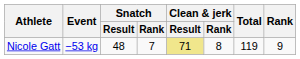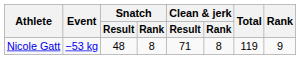(152, 46) 7 -> (152, 46) 8
(185, 46) khaki background -> (185, 46) no background
